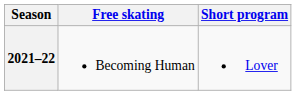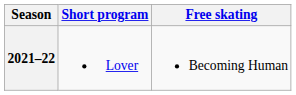columns swapped: (245, 15) <-> (128, 15)
